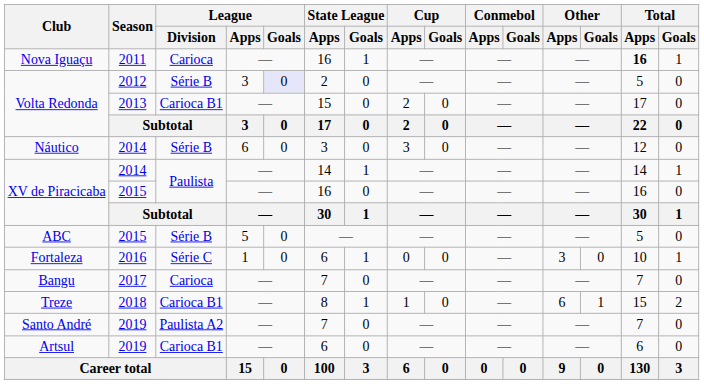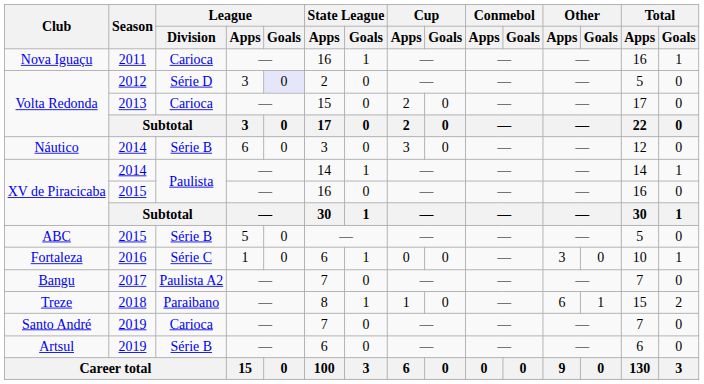(640, 59) bold -> (640, 59) normal
(191, 81) Série B -> (191, 81) Série D
(191, 103) Carioca B1 -> (191, 103) Carioca
(191, 280) Carioca -> (191, 280) Paulista A2
(191, 302) Carioca B1 -> (191, 302) Paraibano
(191, 324) Paulista A2 -> (191, 324) Carioca
(191, 346) Carioca B1 -> (191, 346) Série B
